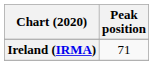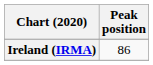(124, 49) 71 -> (124, 49) 86
